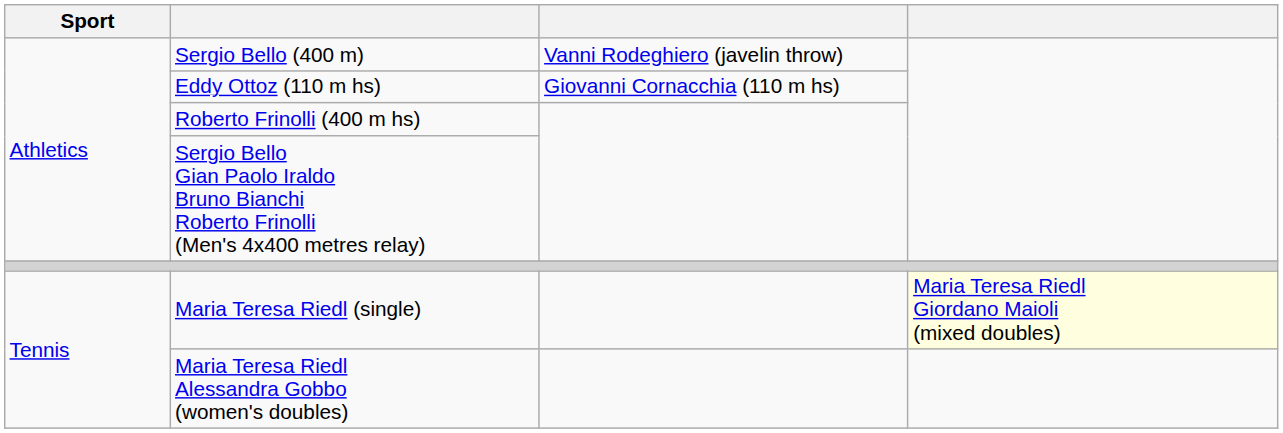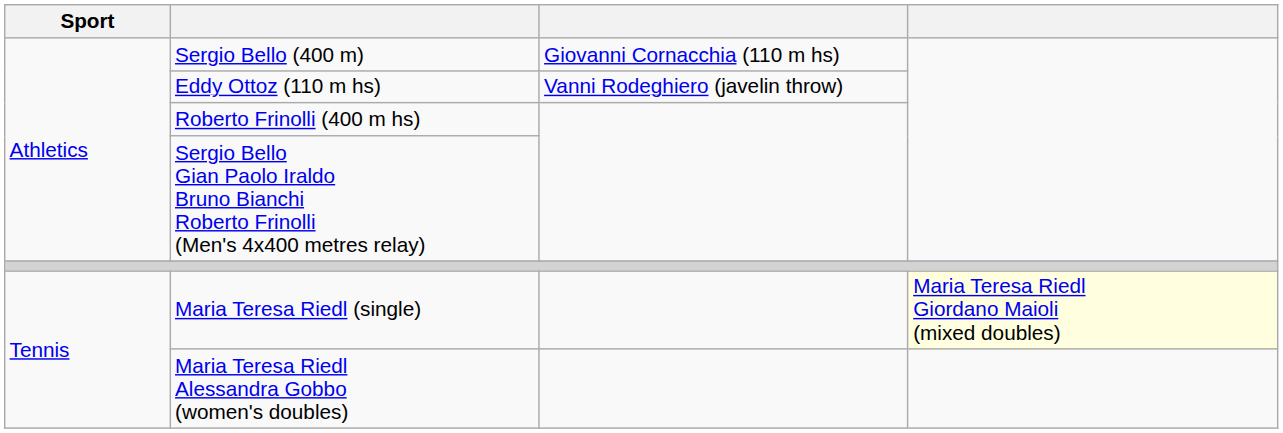(694, 54) Vanni Rodeghiero (javelin throw) -> (692, 54) Giovanni Cornacchia (110 m hs)
(692, 87) Giovanni Cornacchia (110 m hs) -> (694, 87) Vanni Rodeghiero (javelin throw)
